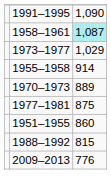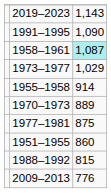+ row: (41, 14)
